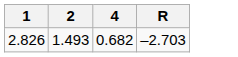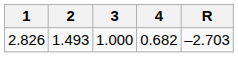+ column: (115, 16)
